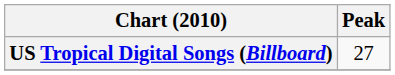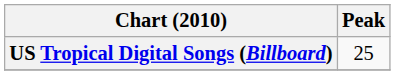(364, 53) 27 -> (364, 53) 25
